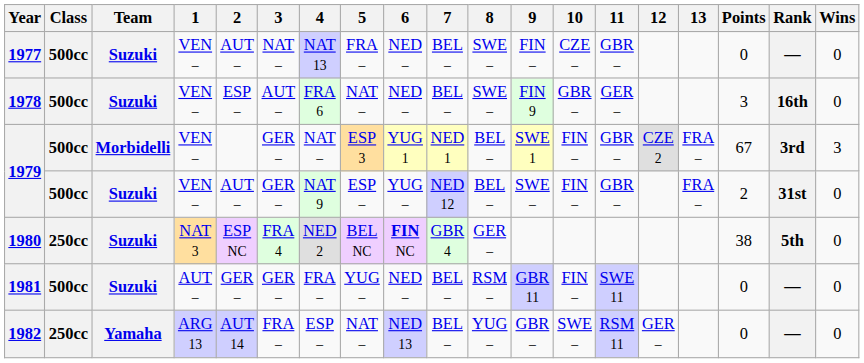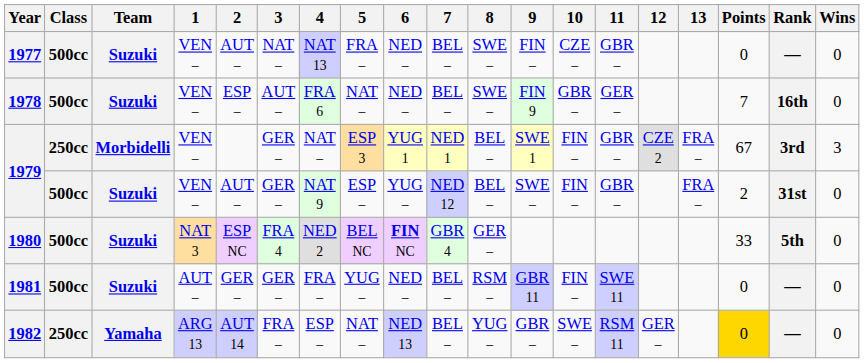(744, 101) 3 -> (744, 101) 7
(68, 148) 500cc -> (68, 148) 250cc
(68, 241) 250cc -> (68, 241) 500cc
(744, 241) 38 -> (744, 241) 33
(744, 334) no background -> (744, 334) gold background
